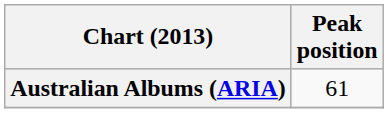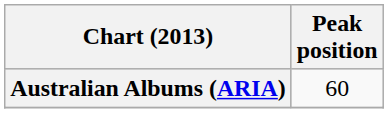(337, 88) 61 -> (337, 88) 60
